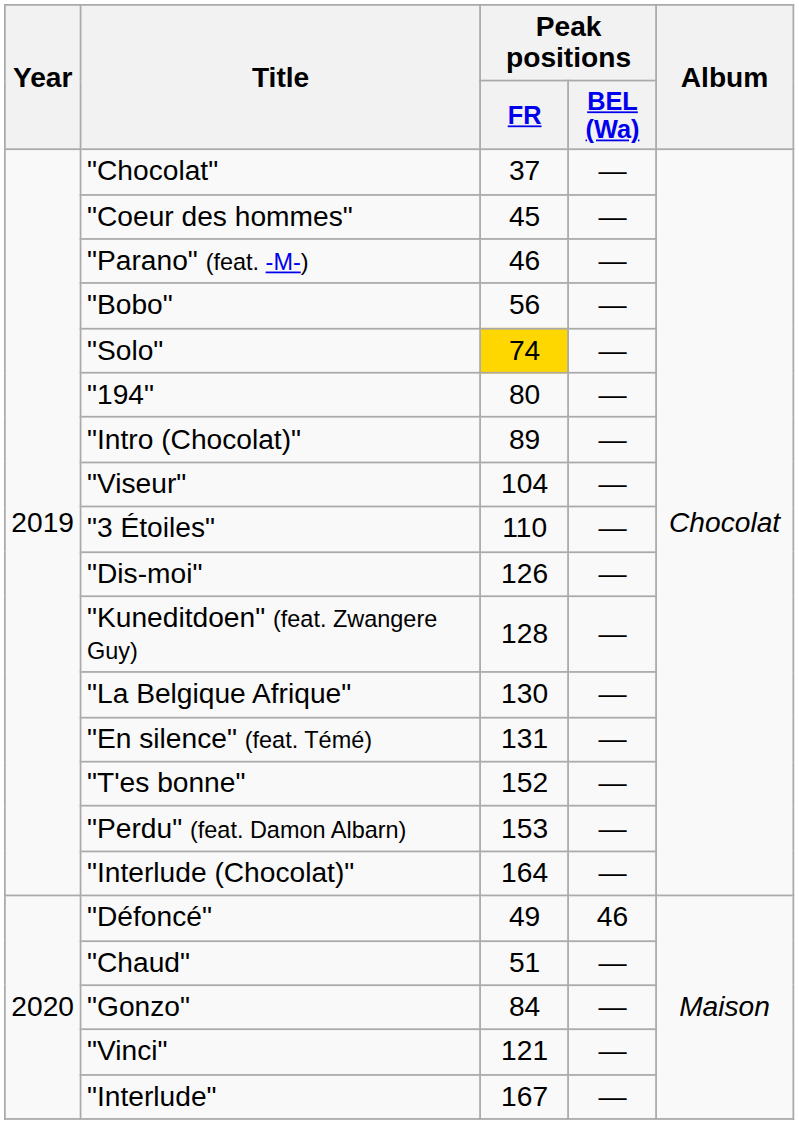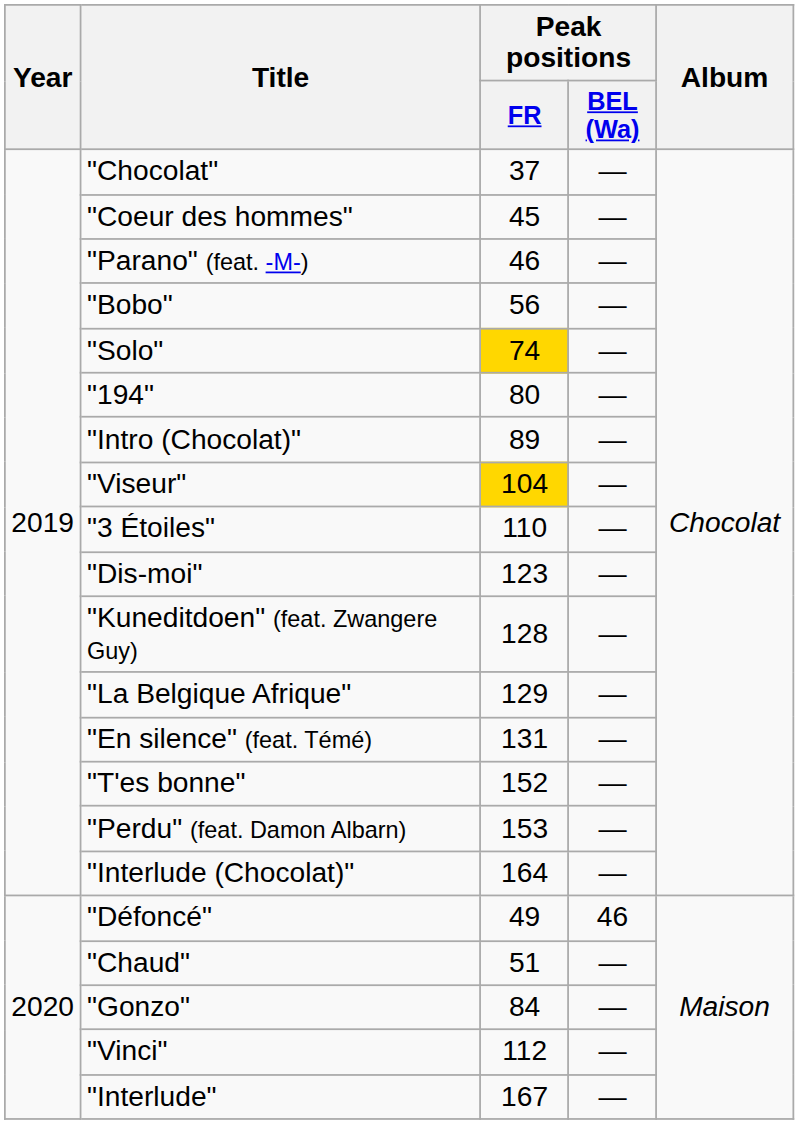(525, 483) no background -> (525, 483) gold background
(525, 573) 126 -> (525, 573) 123
(525, 694) 130 -> (525, 694) 129
(525, 1051) 121 -> (525, 1051) 112
